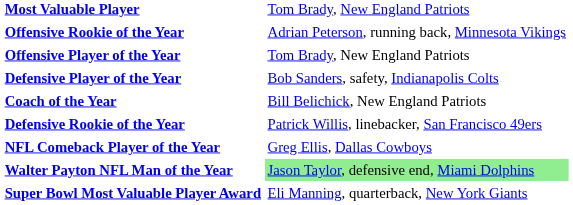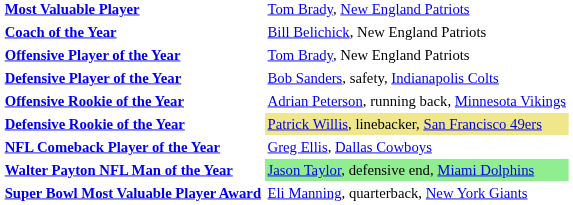rows swapped: (61, 100) <-> (94, 32)
(405, 124) no background -> (405, 124) khaki background
